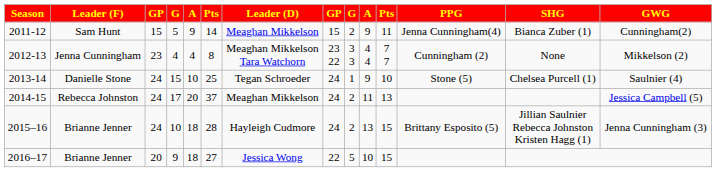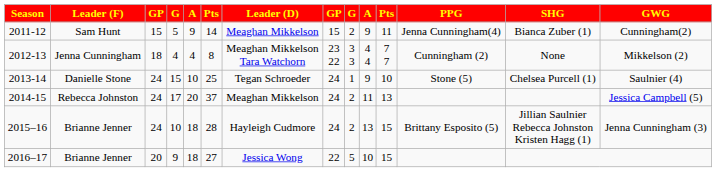(156, 55) 23 -> (156, 55) 18
